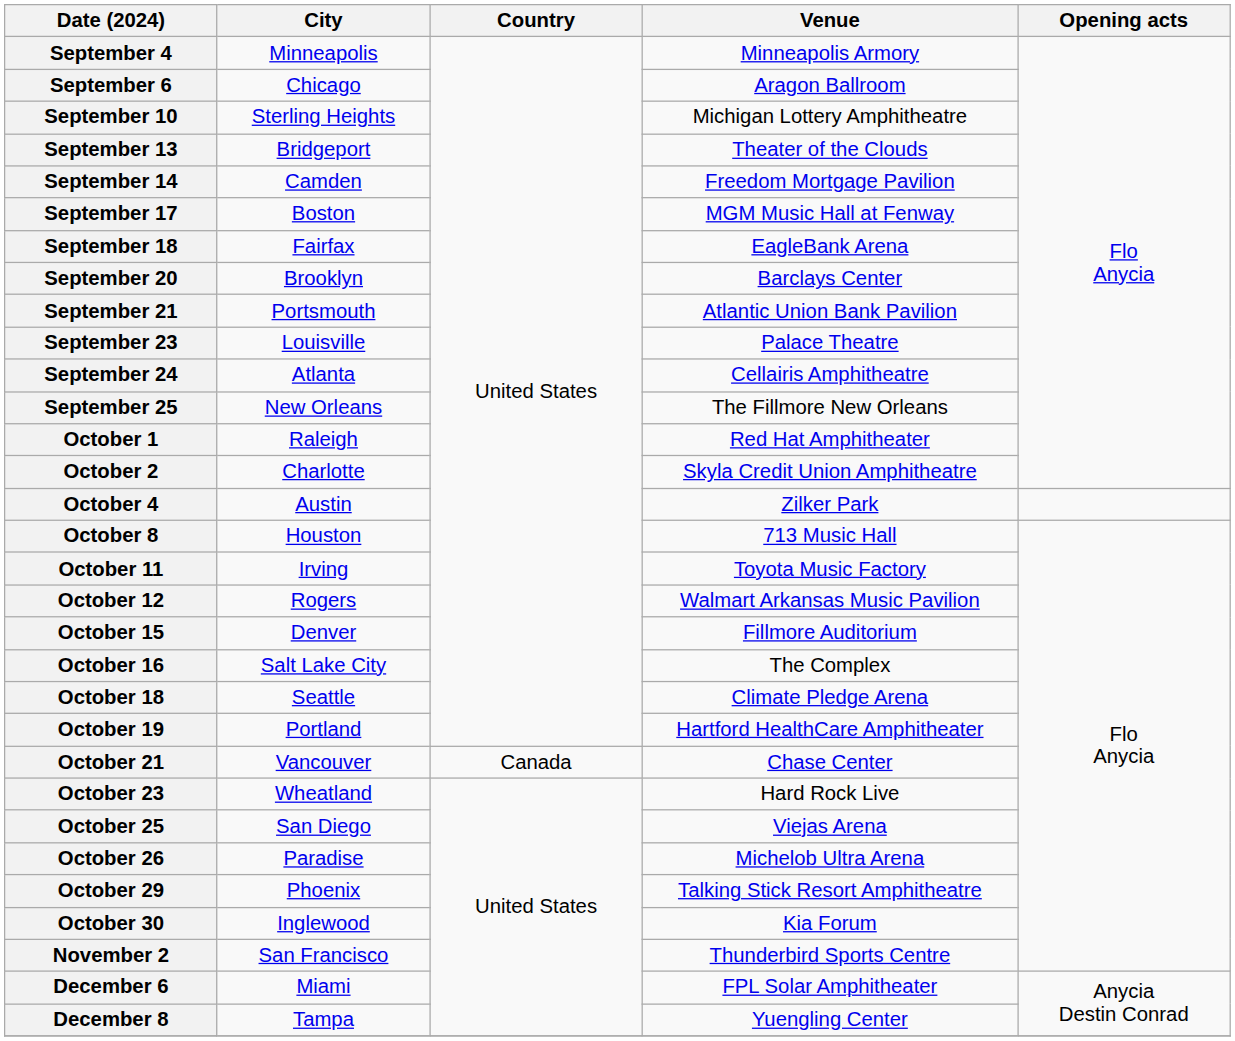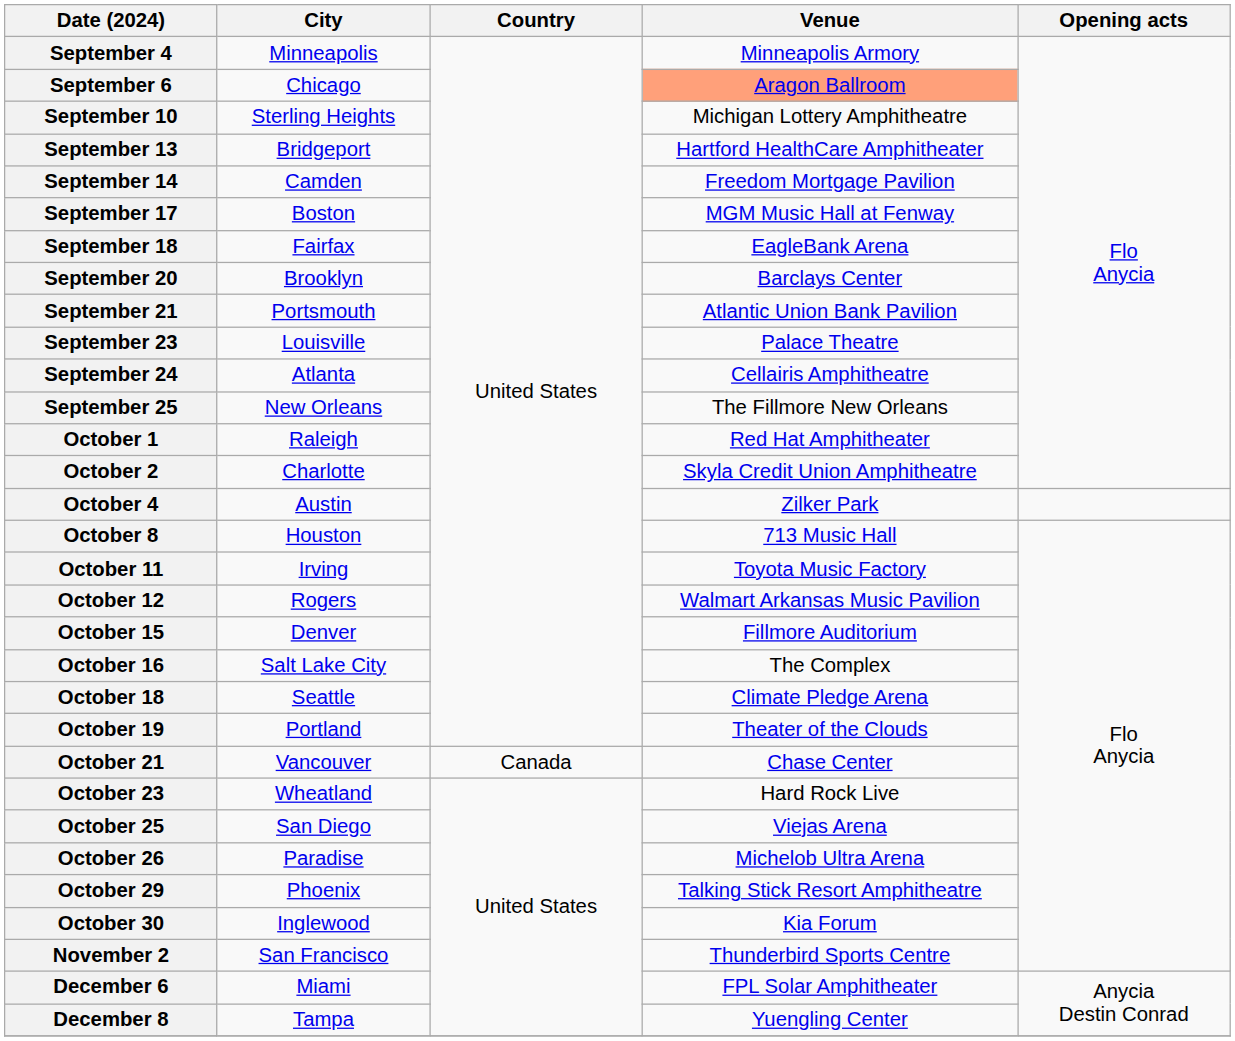(830, 85) no background -> (830, 85) lightsalmon background
(830, 149) Theater of the Clouds -> (830, 149) Hartford HealthCare Amphitheater
(830, 729) Hartford HealthCare Amphitheater -> (830, 729) Theater of the Clouds
